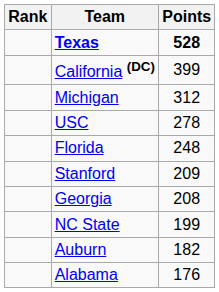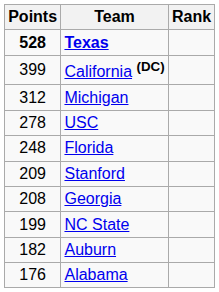columns swapped: (28, 17) <-> (187, 17)
